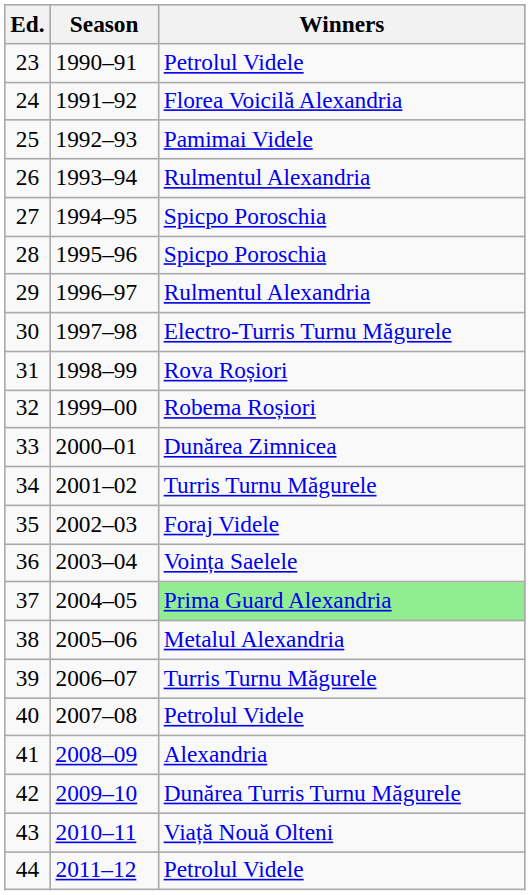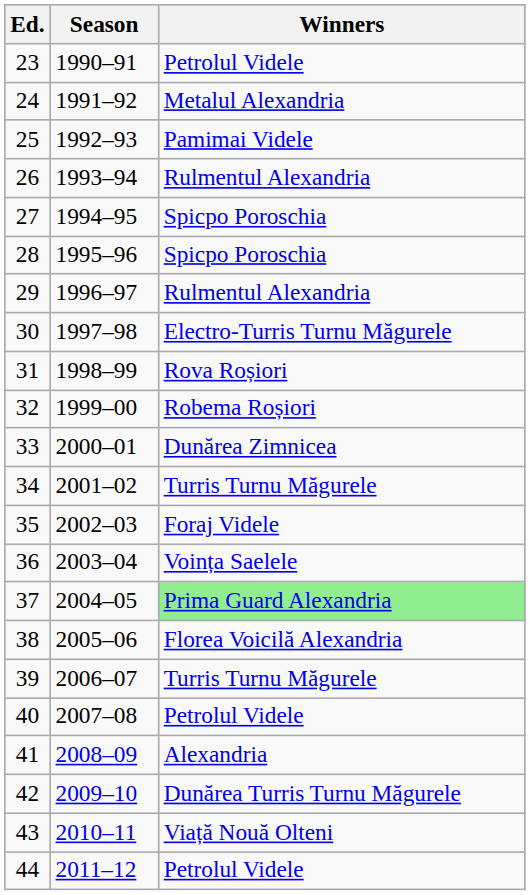(283, 101) Florea Voicilă Alexandria -> (254, 101) Metalul Alexandria
(254, 639) Metalul Alexandria -> (283, 639) Florea Voicilă Alexandria
